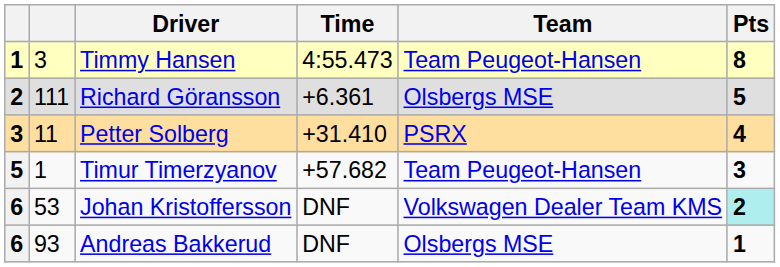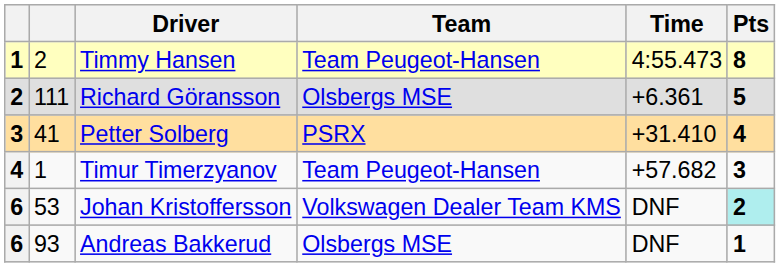columns swapped: (563, 23) <-> (347, 23)
(40, 60) 3 -> (40, 60) 2
(46, 134) 11 -> (47, 134) 41
(17, 171) 5 -> (17, 171) 4
